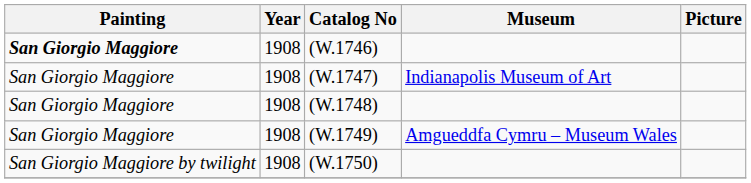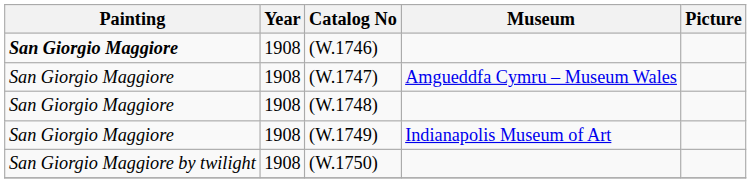(508, 76) Indianapolis Museum of Art -> (541, 76) Amgueddfa Cymru – Museum Wales
(541, 134) Amgueddfa Cymru – Museum Wales -> (508, 134) Indianapolis Museum of Art
